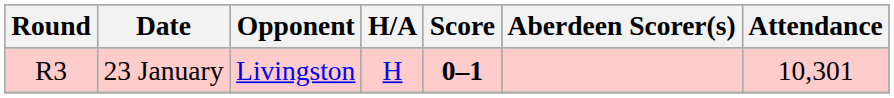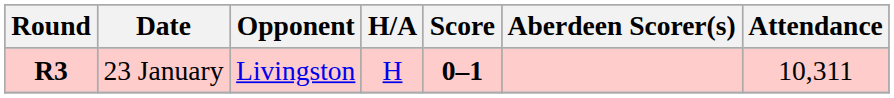(51, 69) normal -> (51, 69) bold
(816, 69) 10,301 -> (816, 69) 10,311
